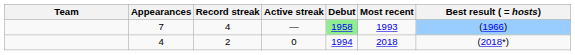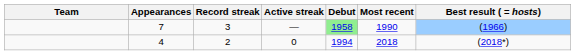(228, 27) 4 -> (228, 27) 3
(387, 27) 1993 -> (387, 27) 1990
